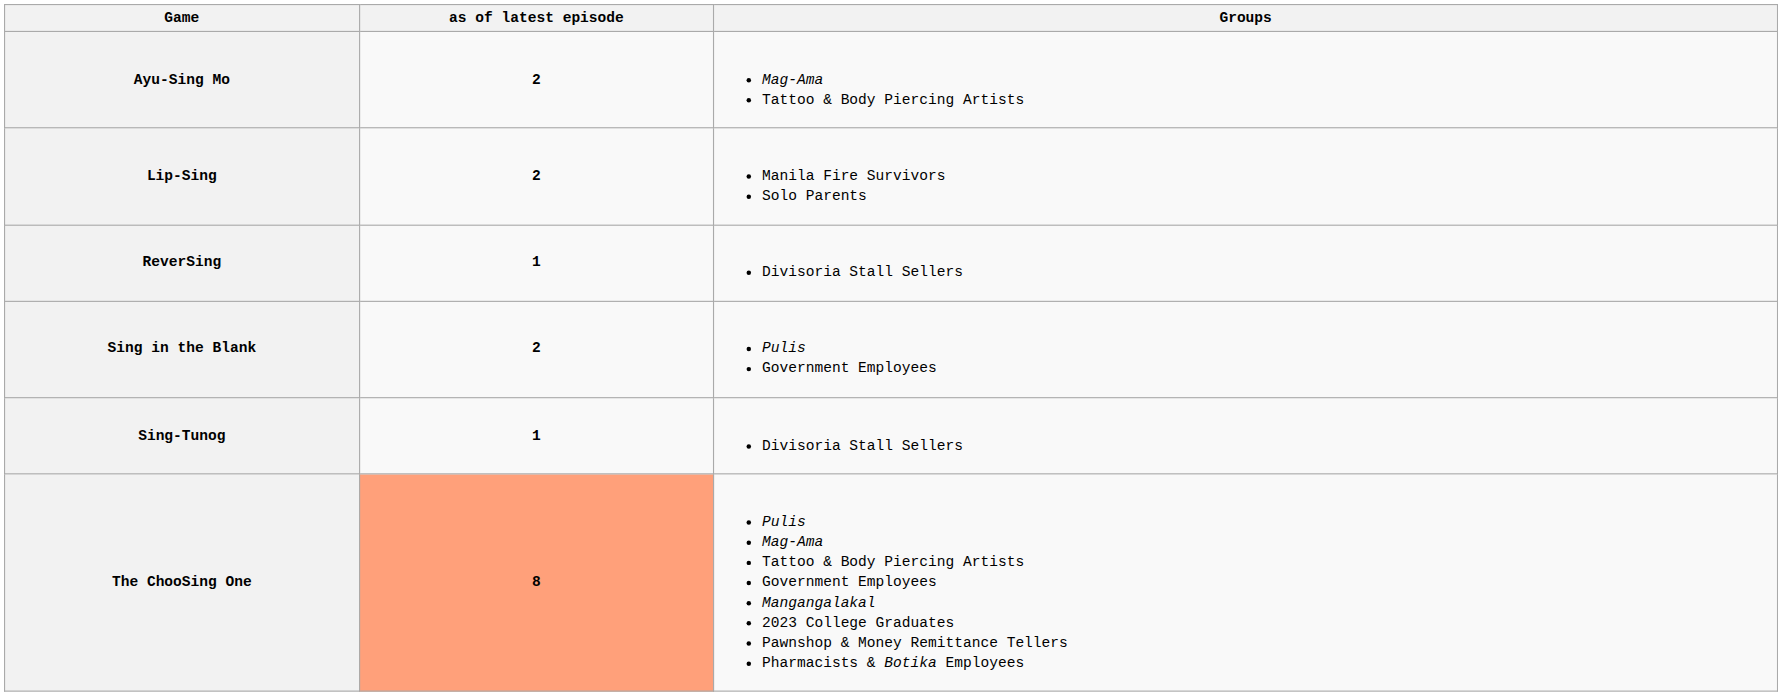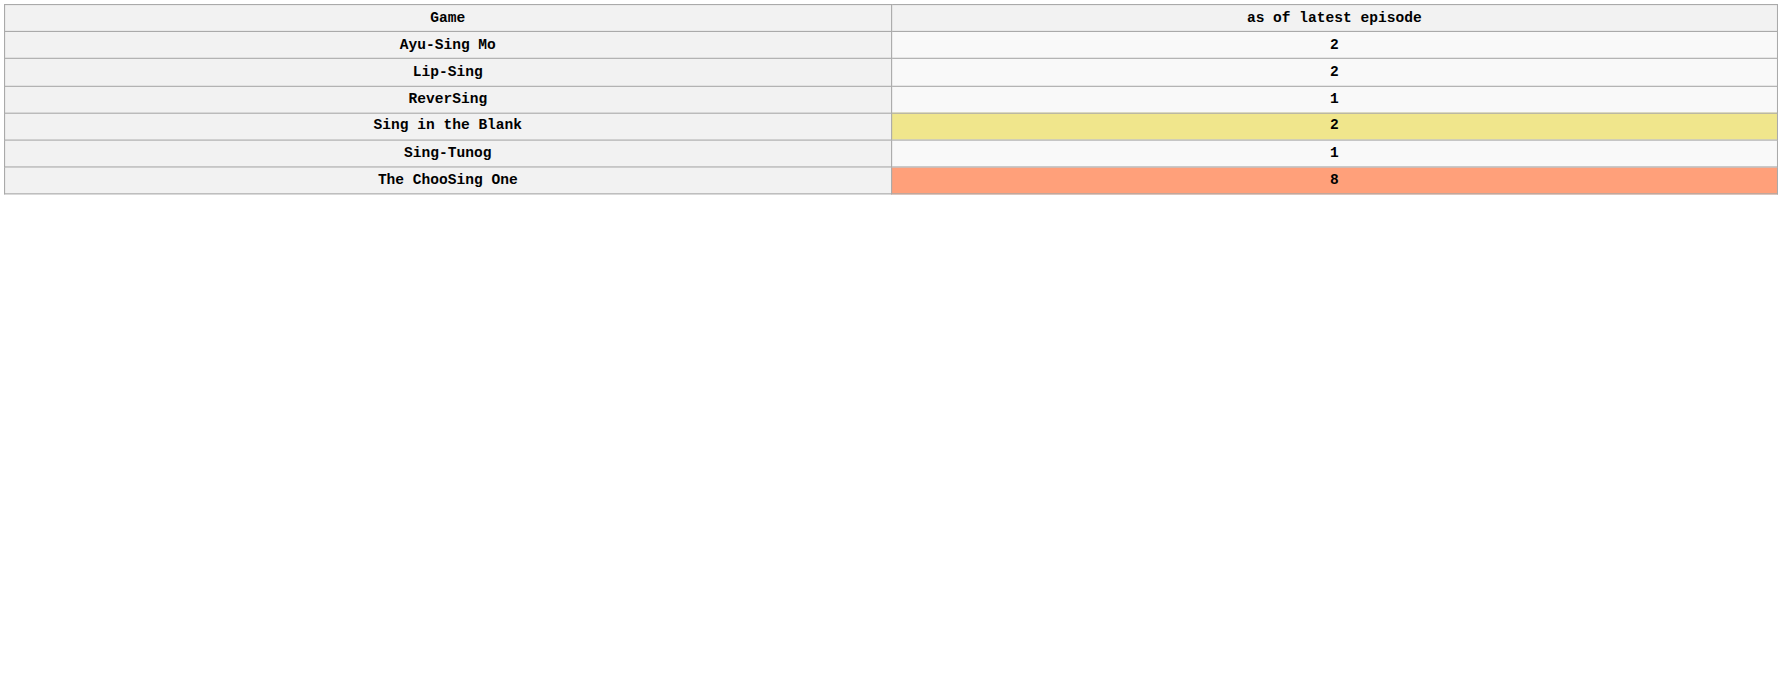- column: (1246, 18)
(536, 349) no background -> (1334, 126) khaki background
